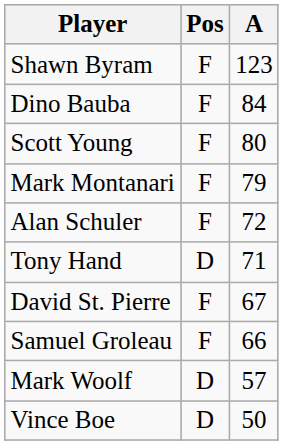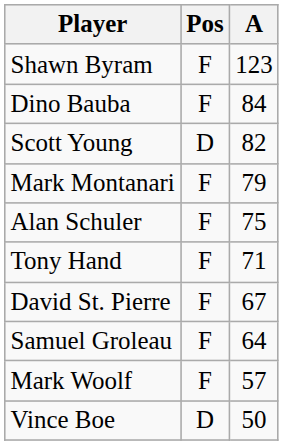(205, 143) F -> (205, 143) D
(254, 143) 80 -> (254, 143) 82
(254, 222) 72 -> (254, 222) 75
(205, 261) D -> (205, 261) F
(254, 340) 66 -> (254, 340) 64
(205, 380) D -> (205, 380) F
